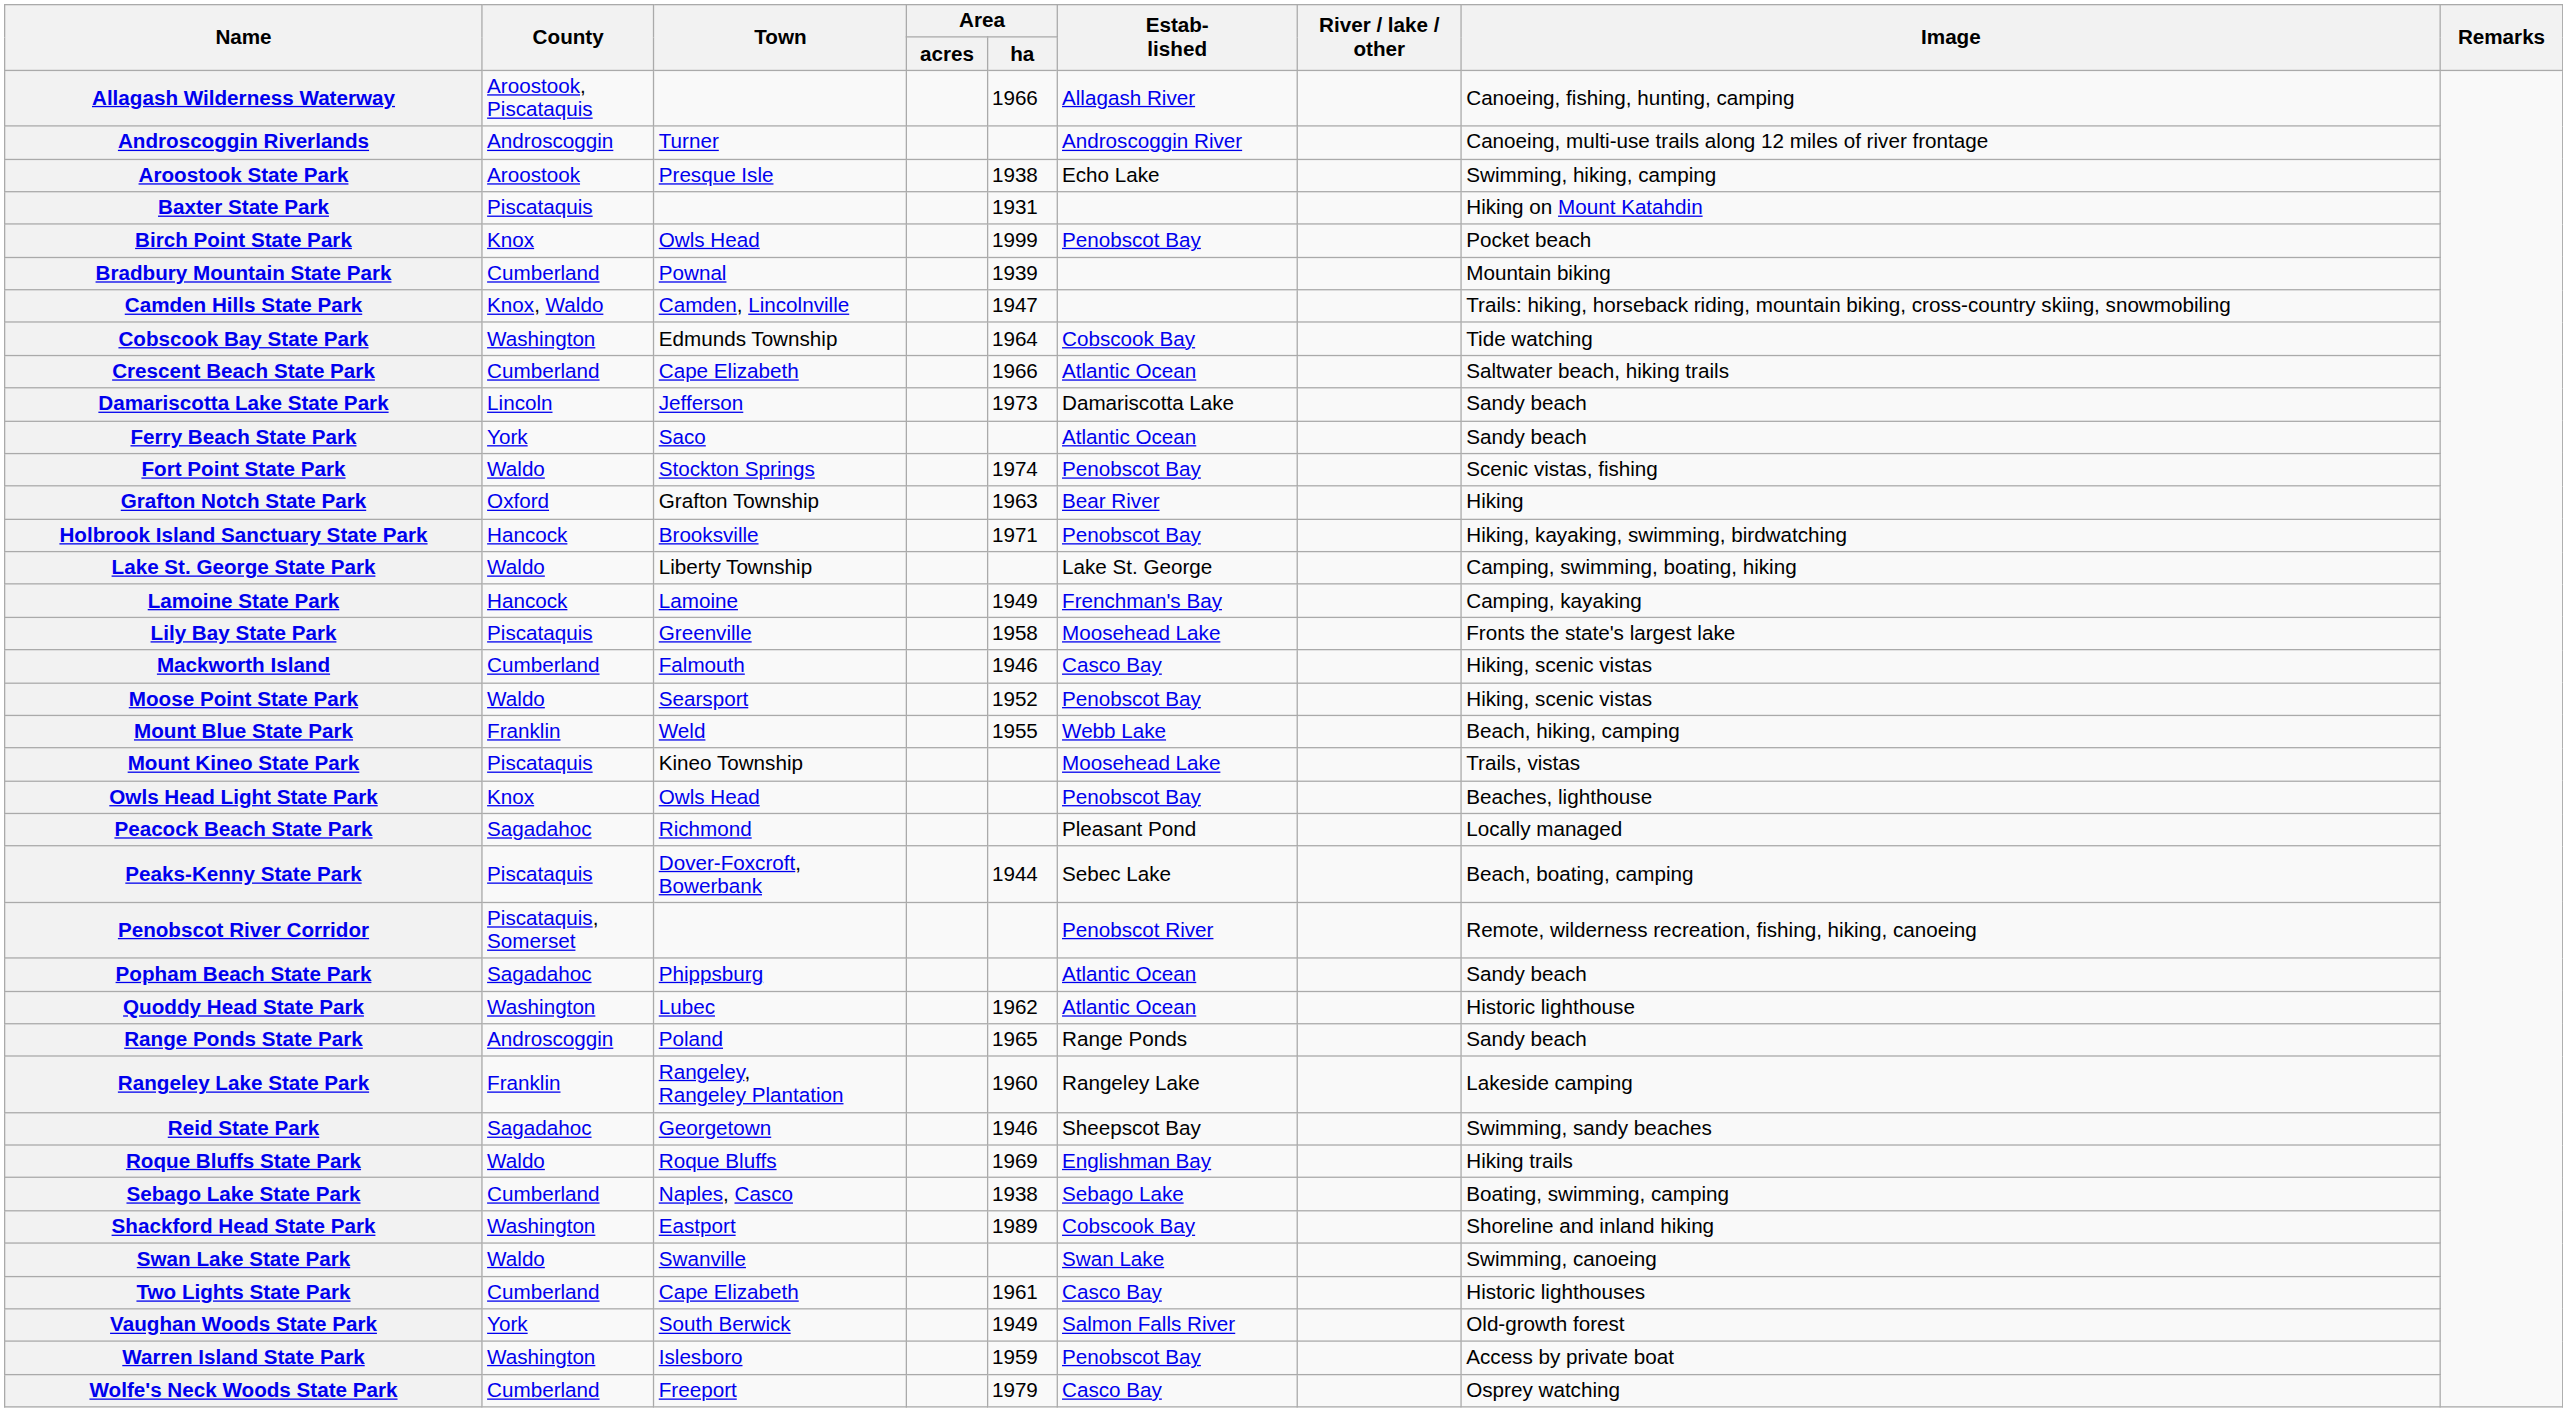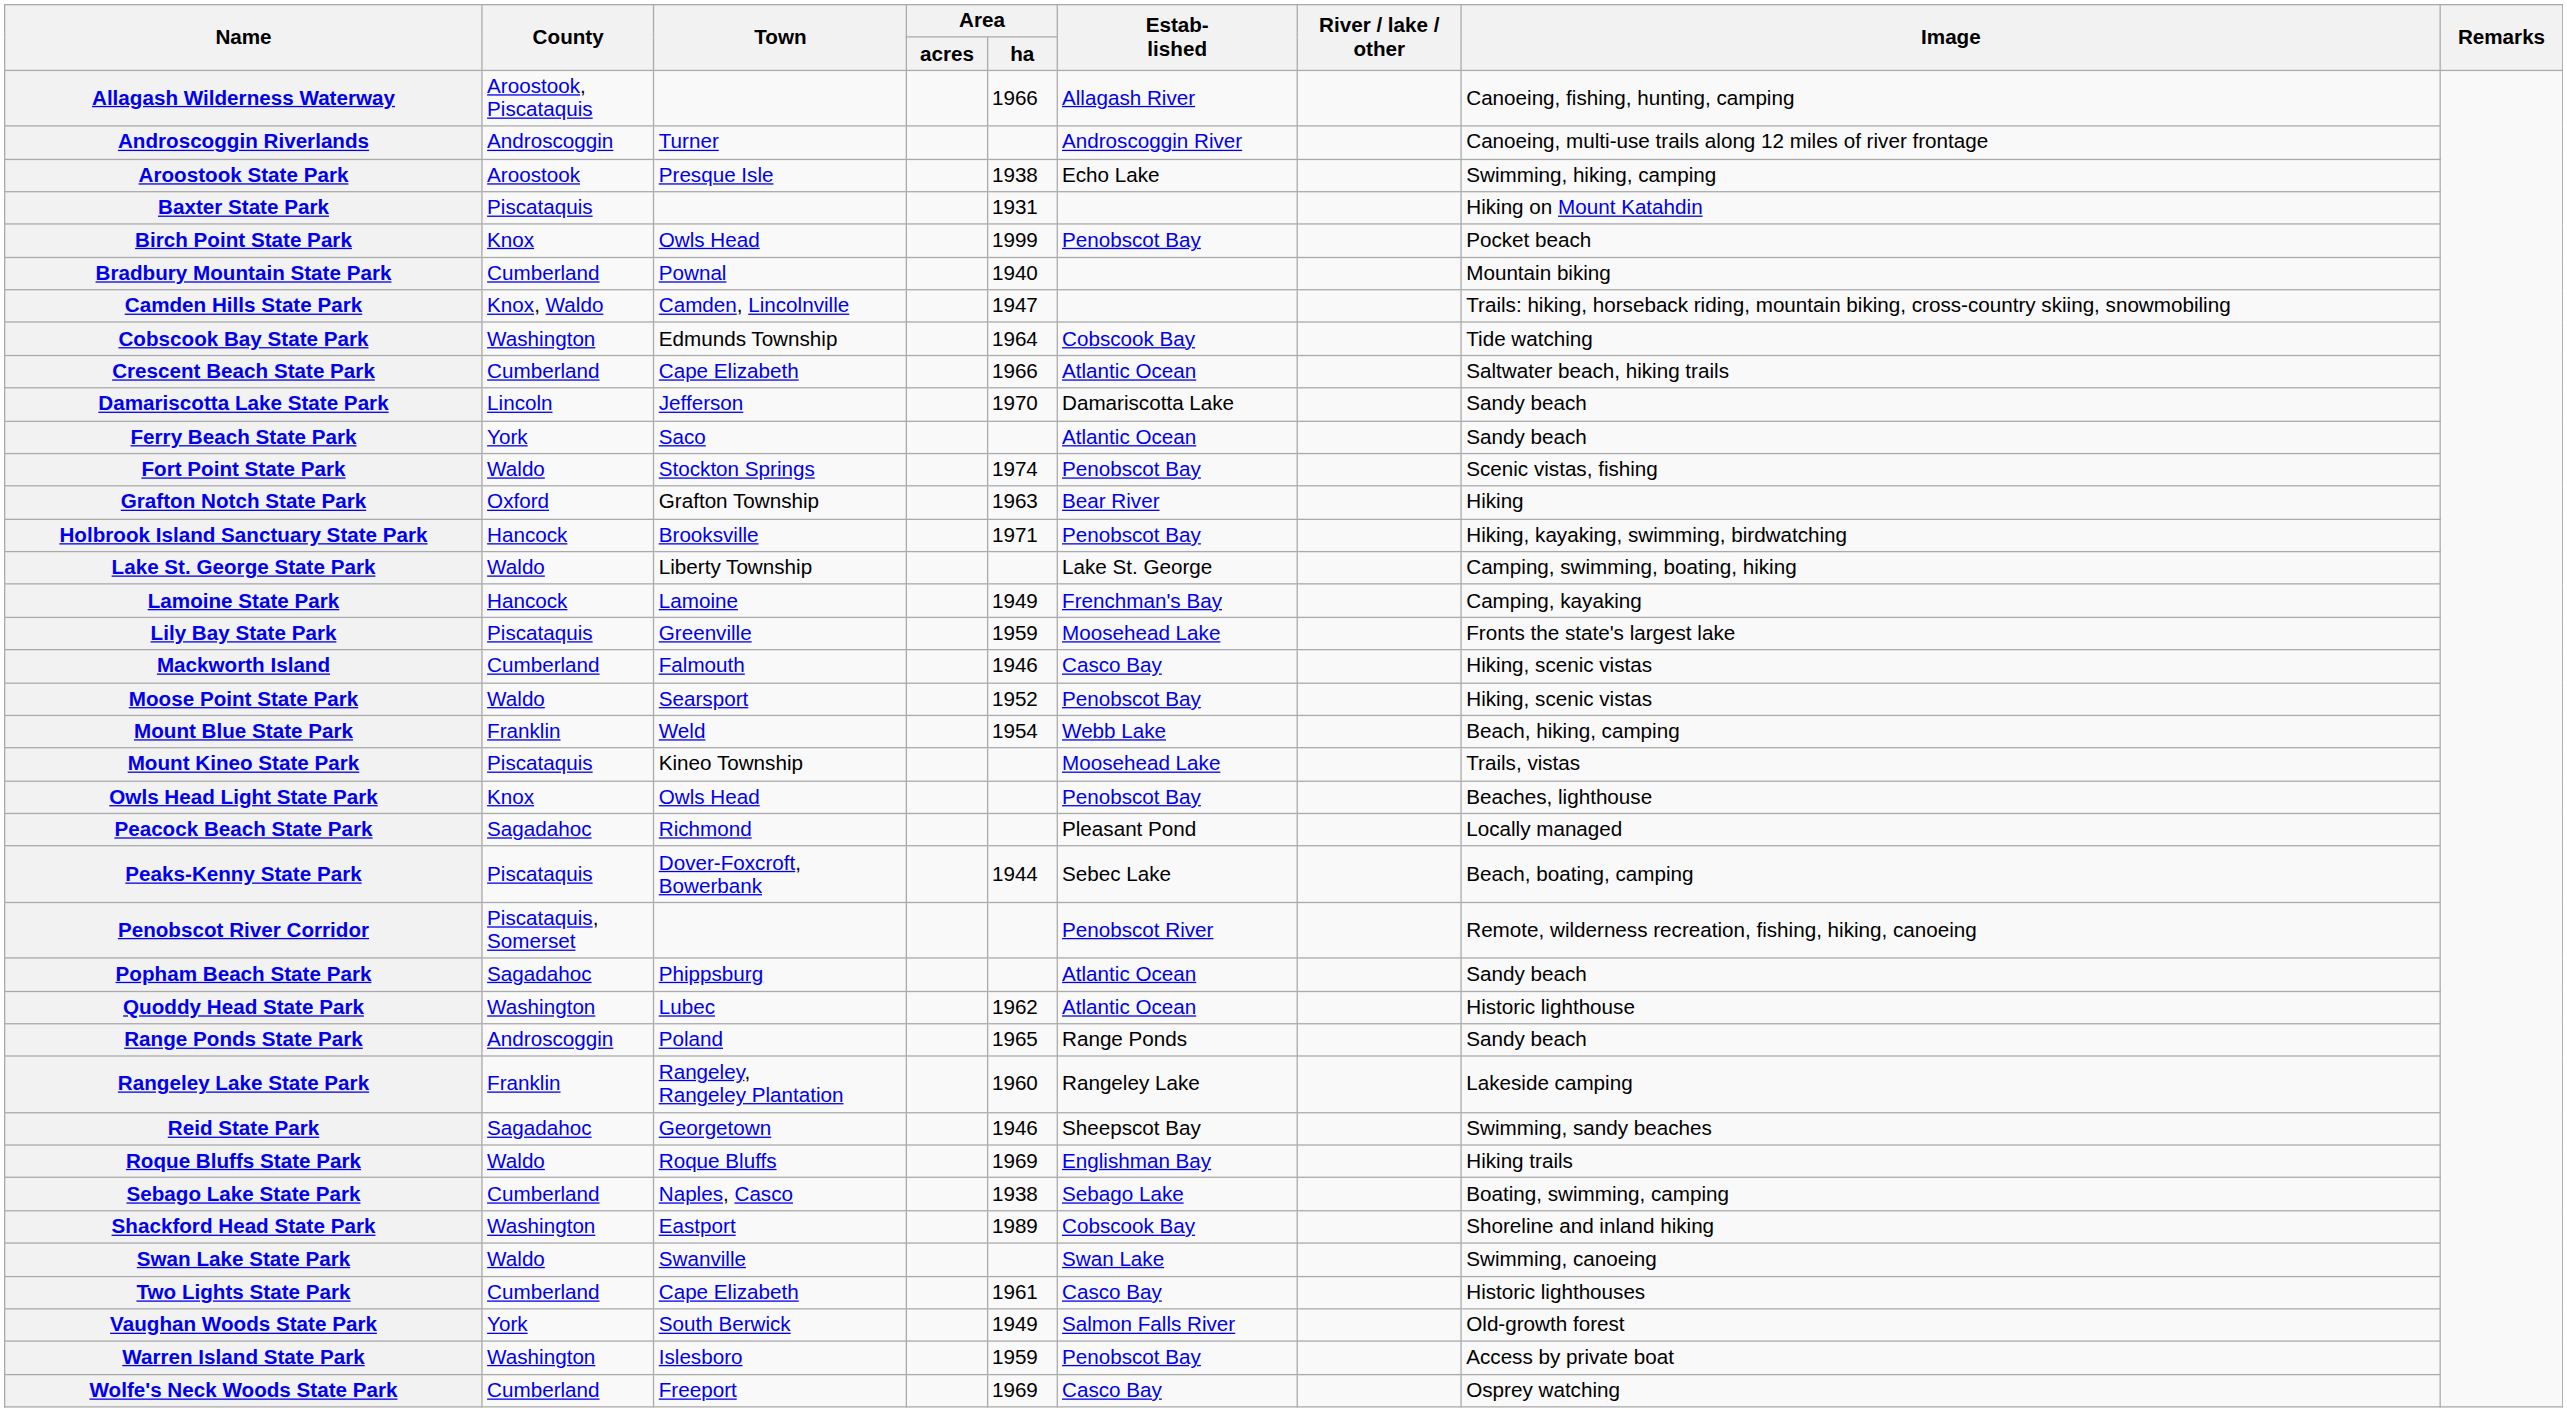(1015, 273) 1939 -> (1015, 273) 1940
(1015, 404) 1973 -> (1015, 404) 1970
(1015, 633) 1958 -> (1015, 633) 1959
(1015, 731) 1955 -> (1015, 731) 1954
(1015, 1390) 1979 -> (1015, 1390) 1969
